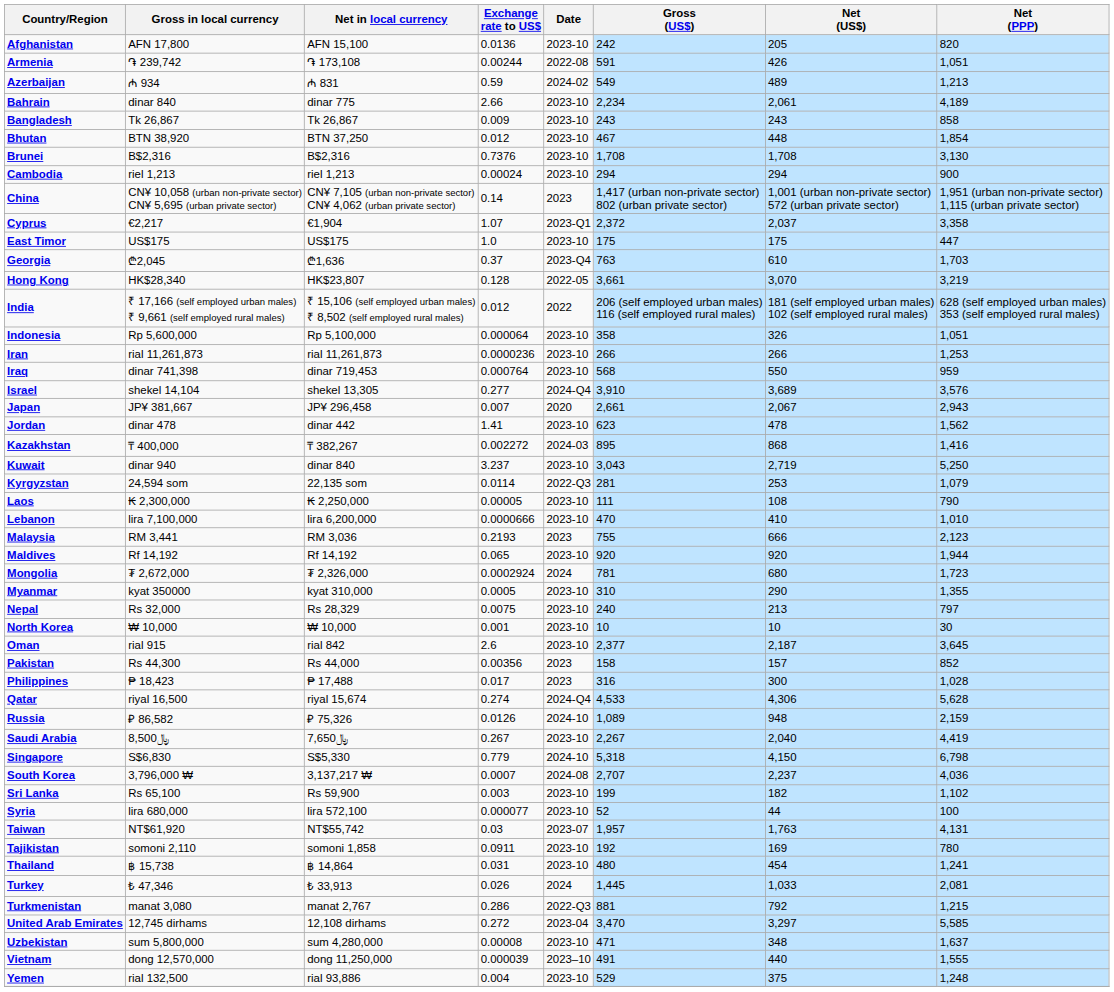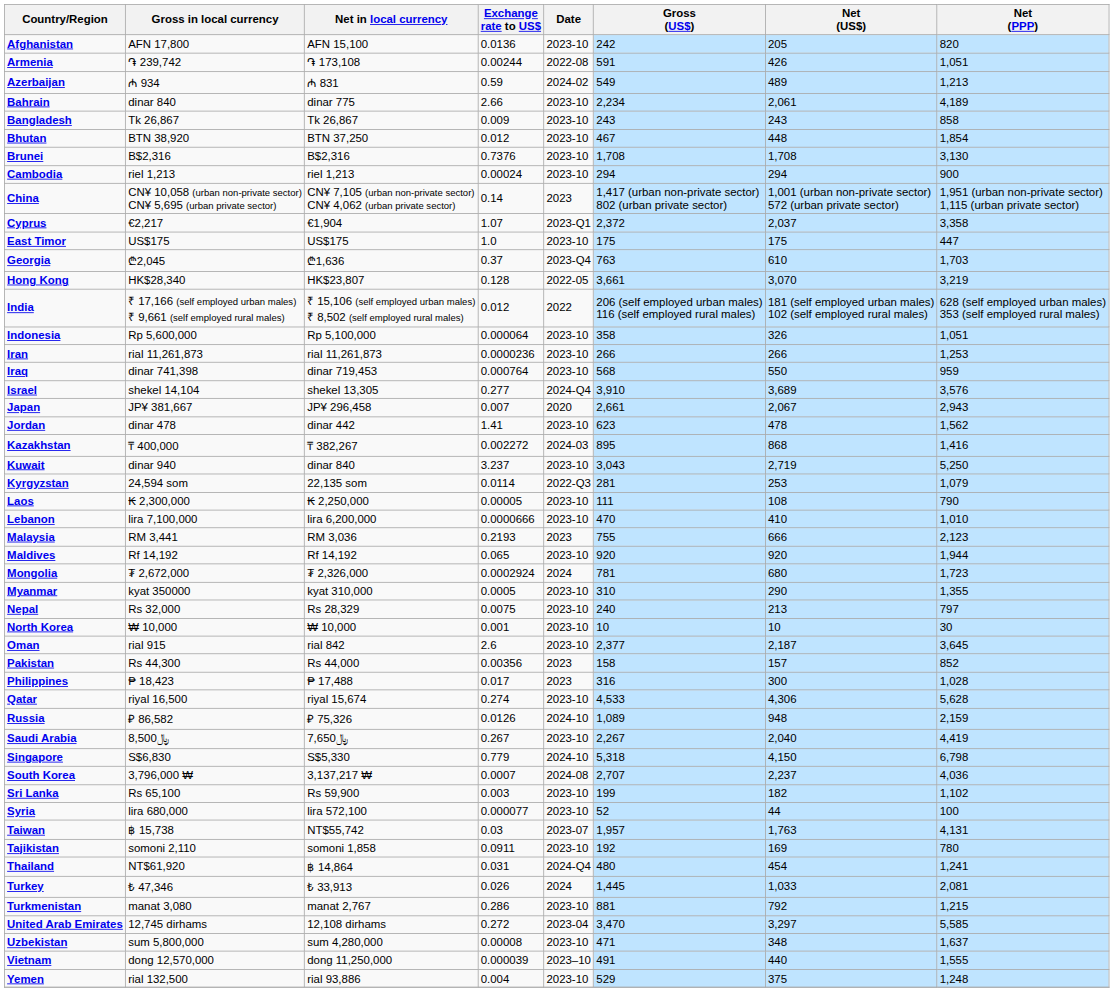(569, 699) 2024-Q4 -> (567, 699) 2023-10
(156, 829) NT$61,920 -> (151, 830) ฿ 15,738
(151, 866) ฿ 15,738 -> (156, 866) NT$61,920
(567, 865) 2023-10 -> (569, 866) 2024-Q4
(569, 905) 2022-Q3 -> (567, 906) 2023-10
